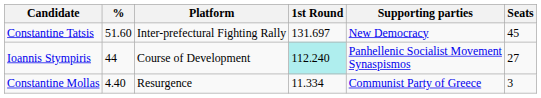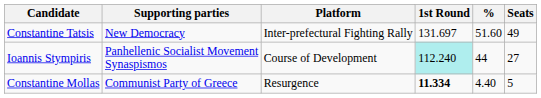columns swapped: (425, 13) <-> (118, 13)
(513, 32) 45 -> (513, 32) 49
(308, 83) normal -> (434, 83) bold
(510, 83) 3 -> (510, 83) 5
